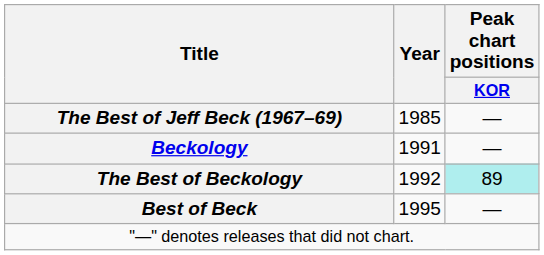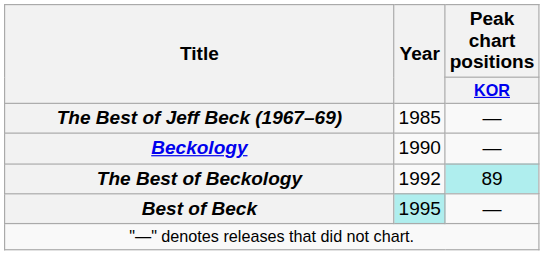(420, 148) 1991 -> (420, 148) 1990
(420, 208) no background -> (420, 208) paleturquoise background
